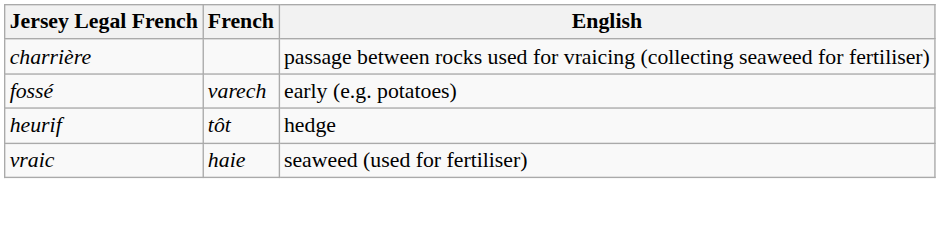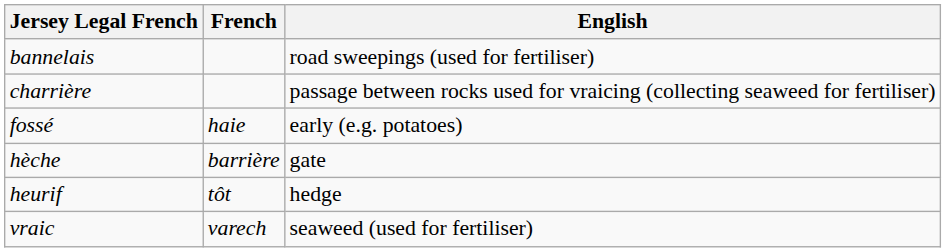+ row: (52, 56)
(237, 90) varech -> (227, 125) haie
+ row: (35, 159)
(227, 159) haie -> (237, 228) varech
